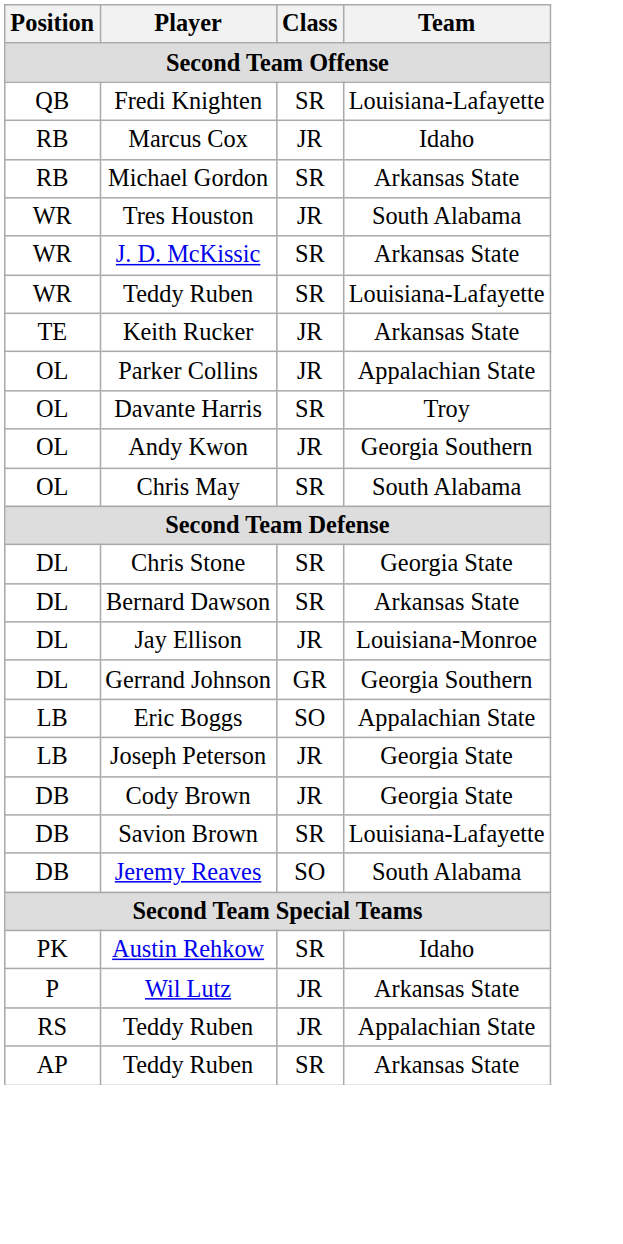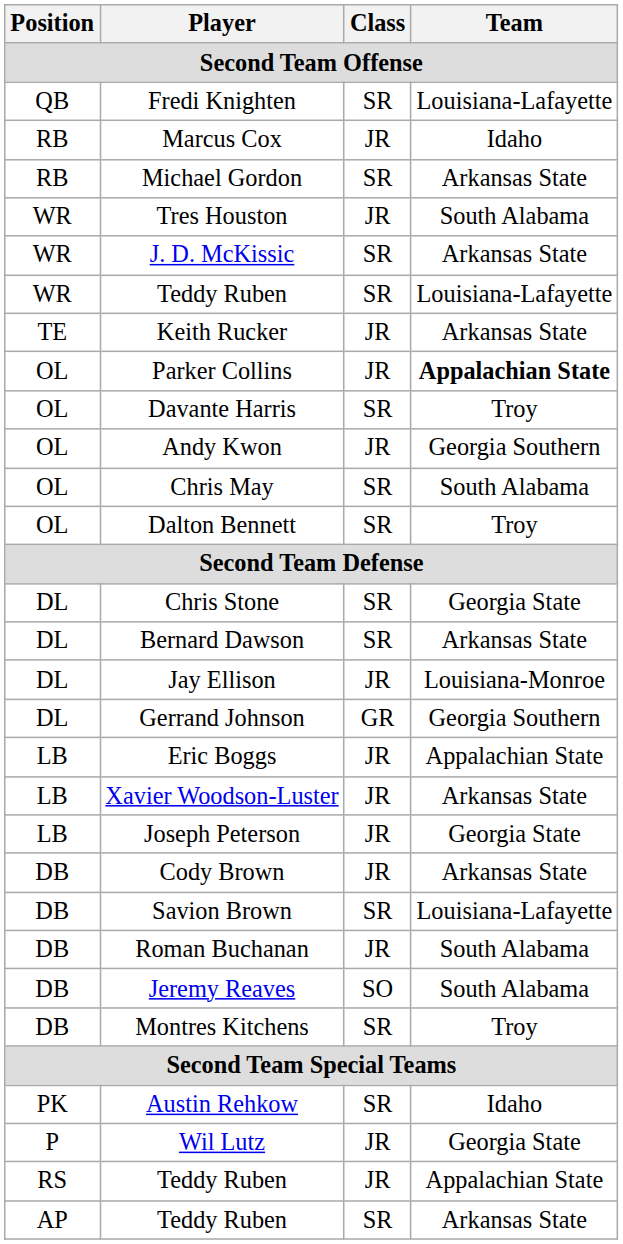(447, 370) normal -> (514, 370) bold
+ row: (52, 525)
(310, 718) SO -> (378, 756) JR
+ row: (52, 795)
(447, 795) Georgia State -> (514, 872) Arkansas State
+ row: (52, 949)
+ row: (52, 1026)
(447, 988) Arkansas State -> (514, 1142) Georgia State
